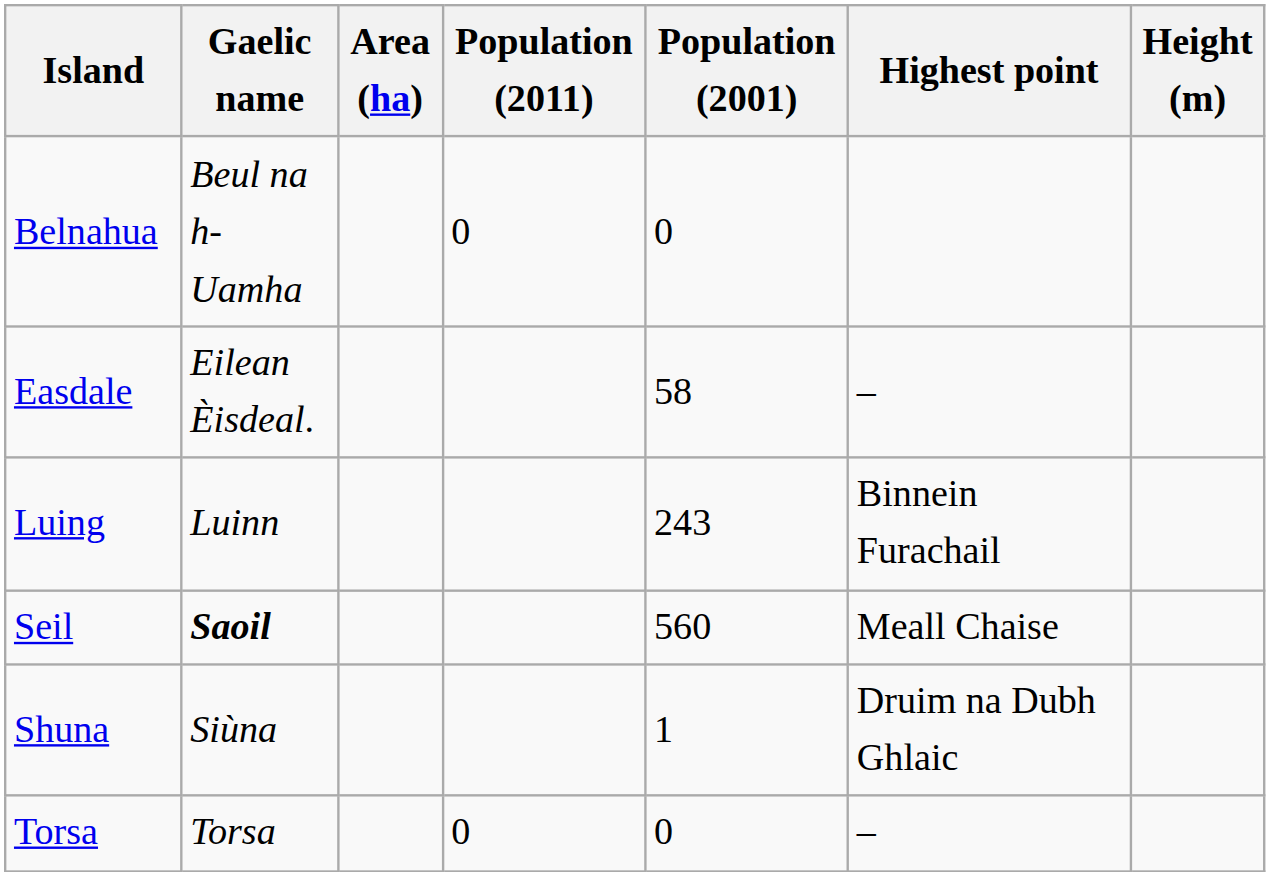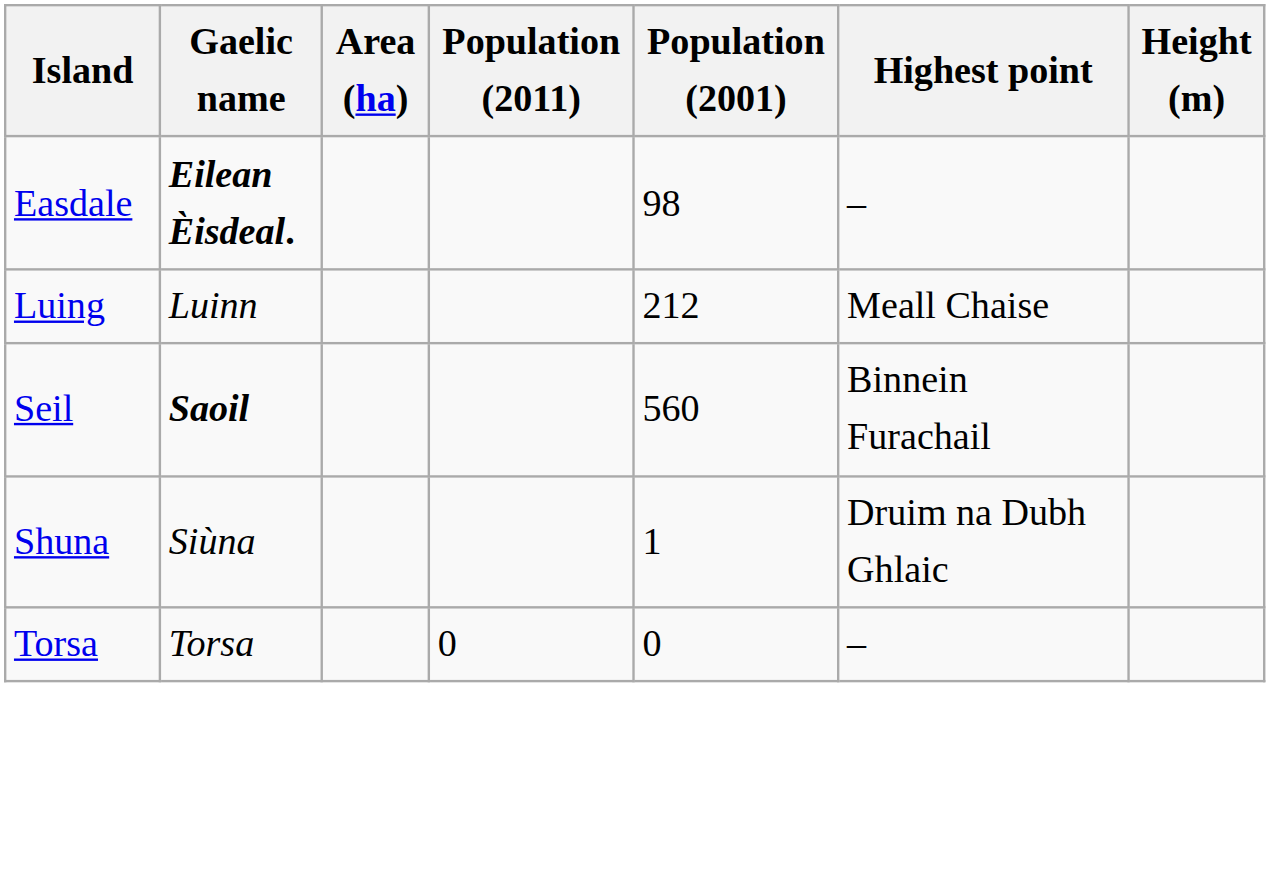- row: (86, 230)
(252, 391) normal -> (232, 202) bold
(673, 391) 58 -> (661, 202) 98
(683, 522) 243 -> (671, 305) 212
(929, 522) Binnein Furachail -> (948, 305) Meall Chaise
(958, 626) Meall Chaise -> (919, 408) Binnein Furachail
